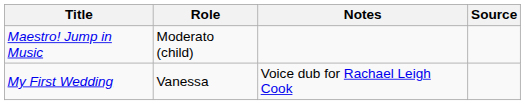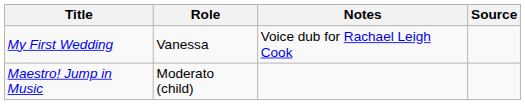rows swapped: (60, 81) <-> (60, 44)
